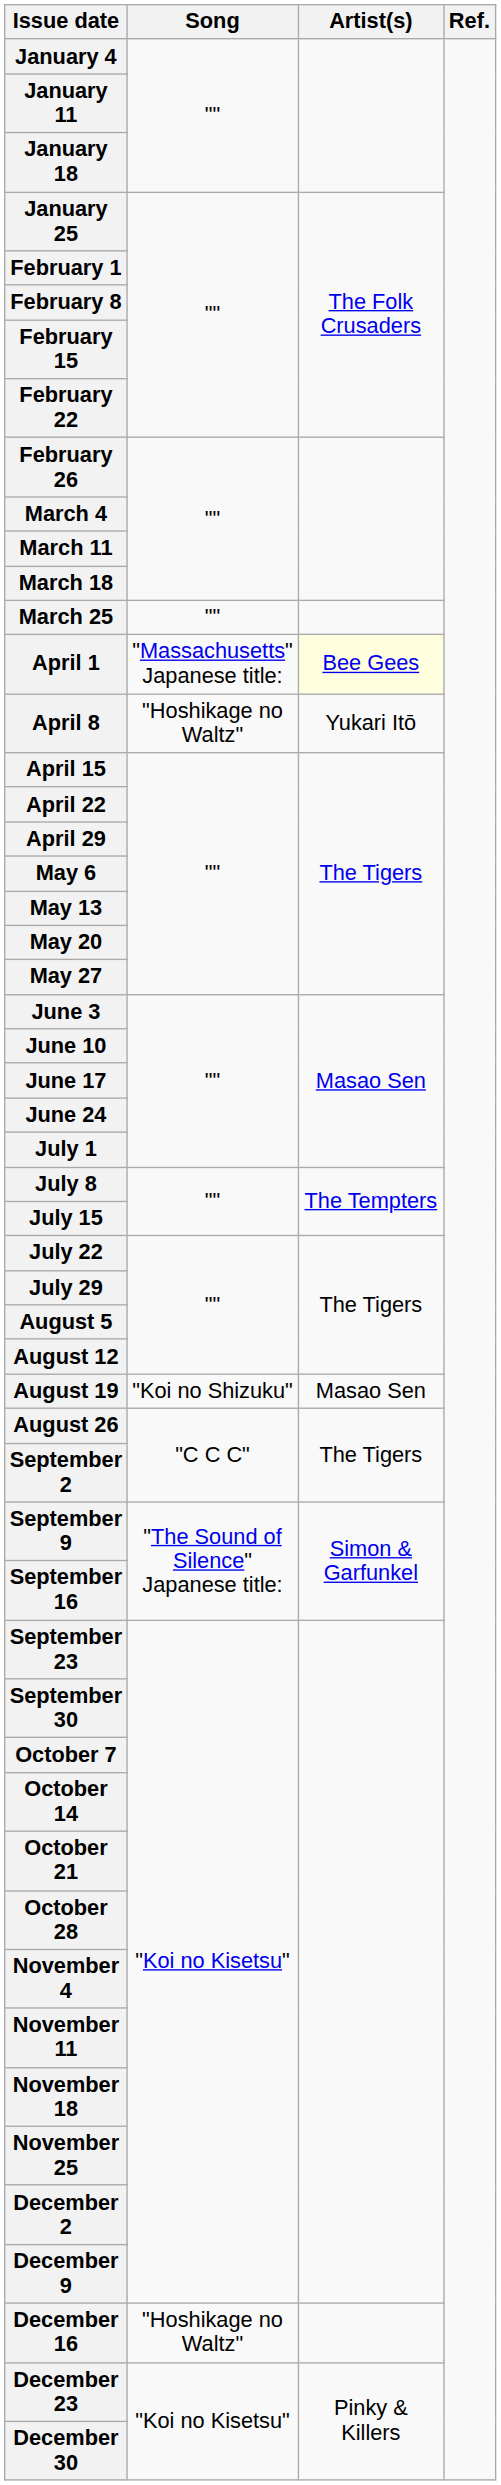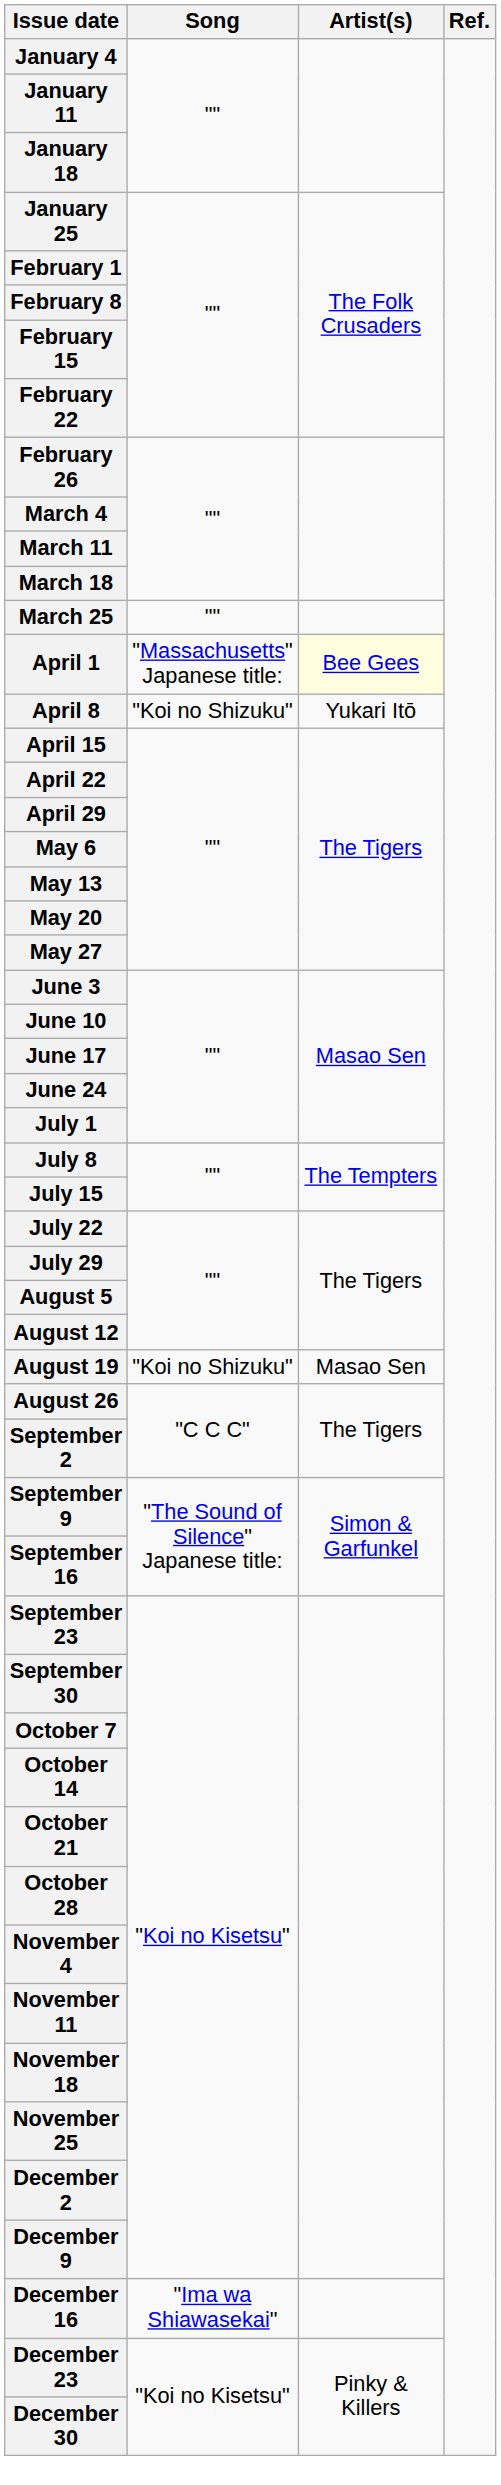(213, 723) "Hoshikage no Waltz" -> (213, 710) "Koi no Shizuku"
(213, 2332) "Hoshikage no Waltz" -> (212, 2308) "Ima wa Shiawasekai"
